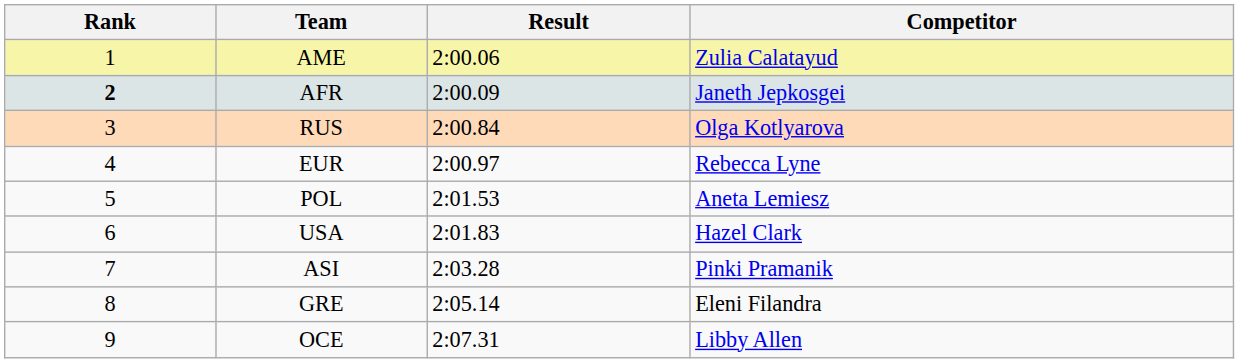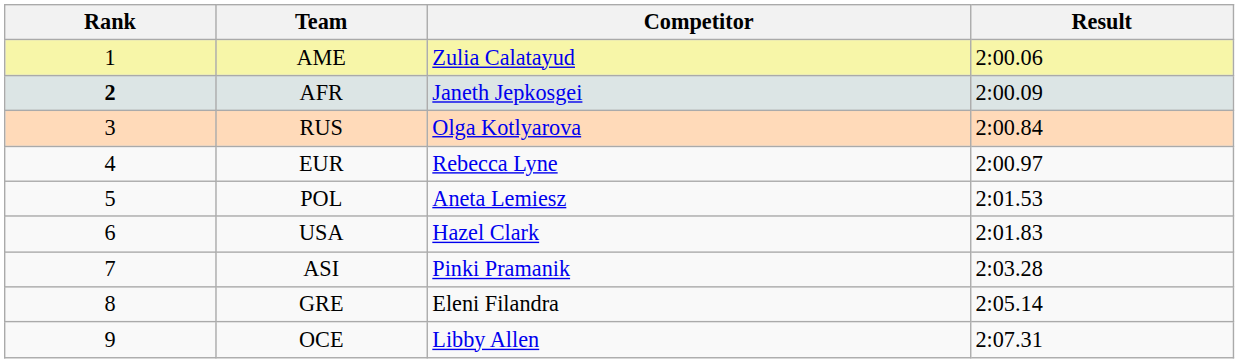columns swapped: (962, 22) <-> (559, 22)
